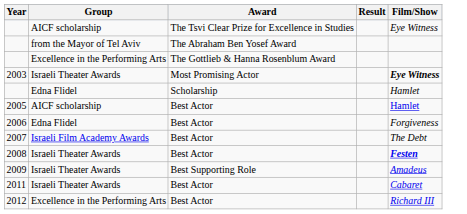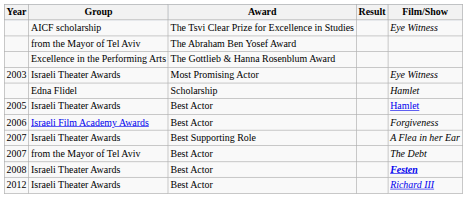(415, 75) bold -> (414, 75) normal
(66, 106) AICF scholarship -> (76, 106) Israeli Theater Awards
(54, 122) Edna Flidel -> (90, 122) Israeli Film Academy Awards
+ row: (17, 138)
(90, 138) Israeli Film Academy Awards -> (86, 153) from the Mayor of Tel Aviv
- row: (17, 169)
- row: (16, 185)
(99, 201) Excellence in the Performing Arts -> (76, 185) Israeli Theater Awards
